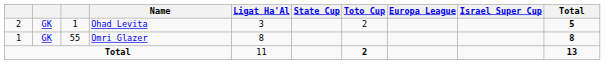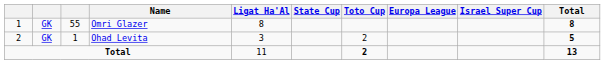rows swapped: (119, 39) <-> (119, 25)
